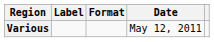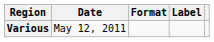columns swapped: (166, 13) <-> (69, 13)
